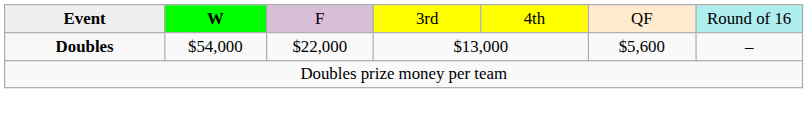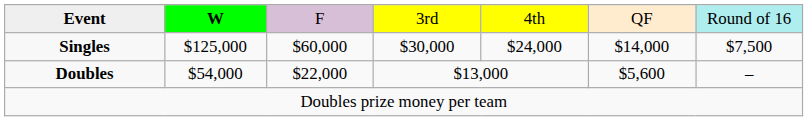+ row: (85, 46)
